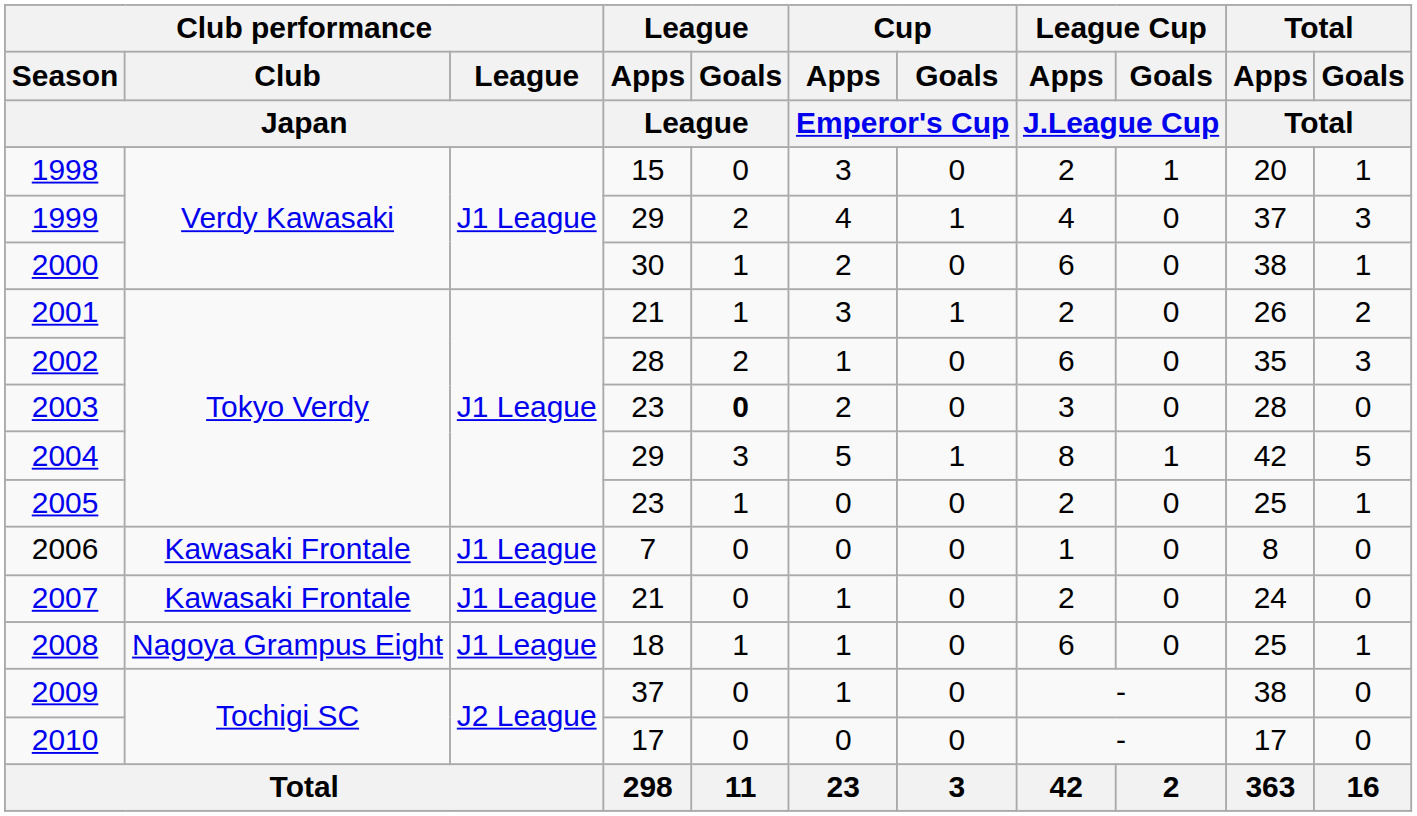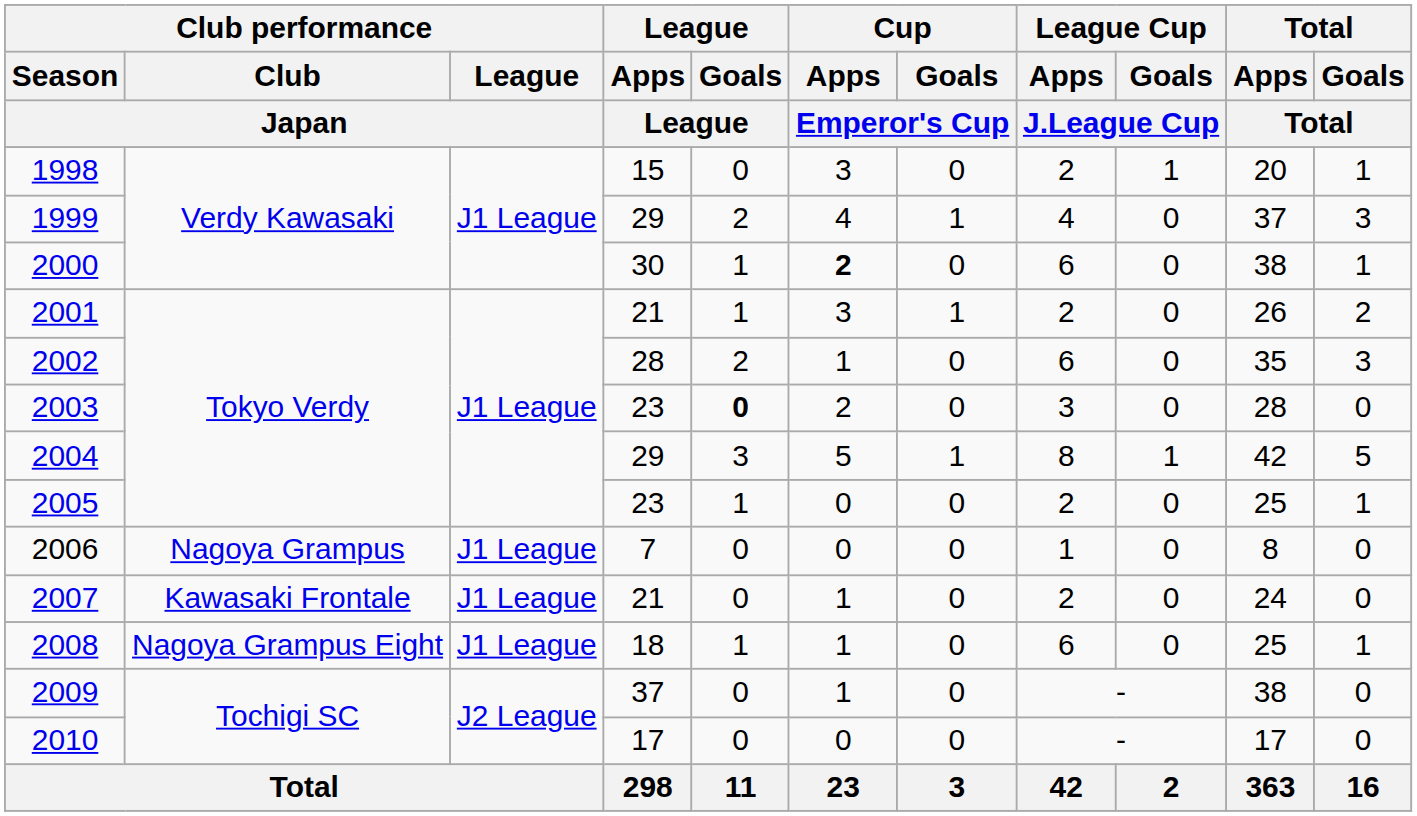(843, 265) normal -> (843, 265) bold
(288, 550) Kawasaki Frontale -> (288, 550) Nagoya Grampus
